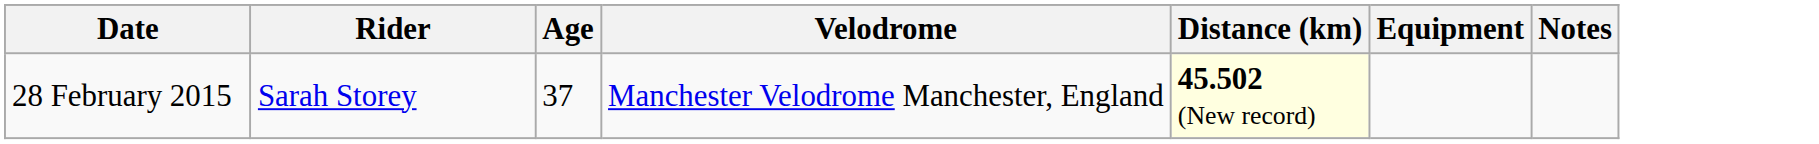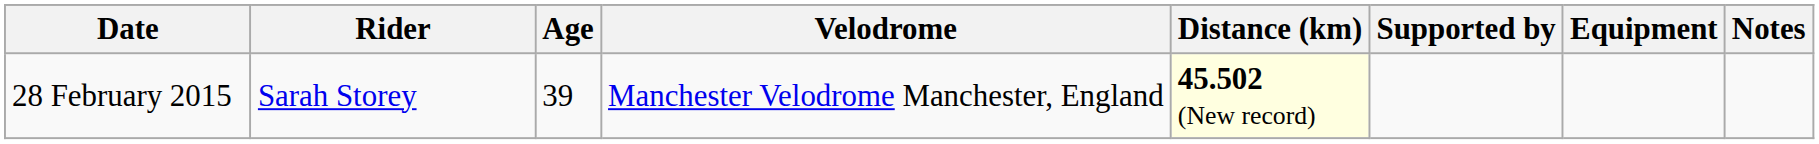+ column: (1466, 28)
(558, 95) 37 -> (558, 95) 39
